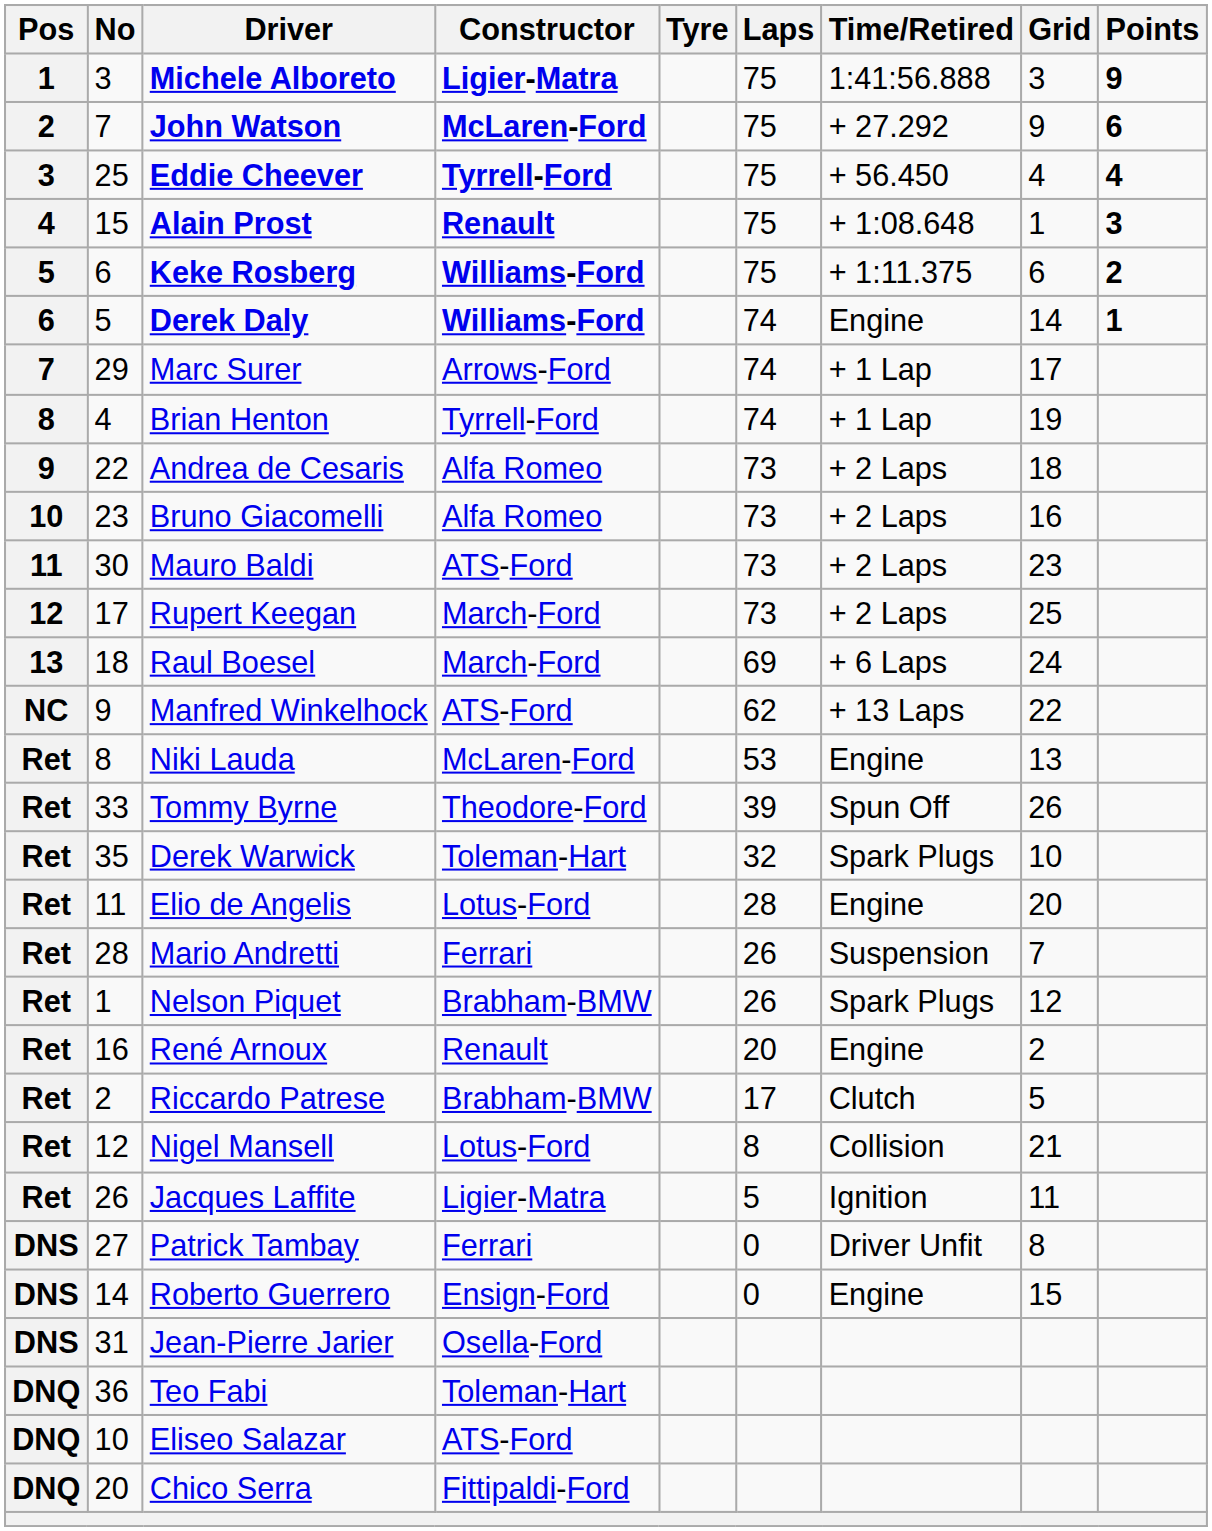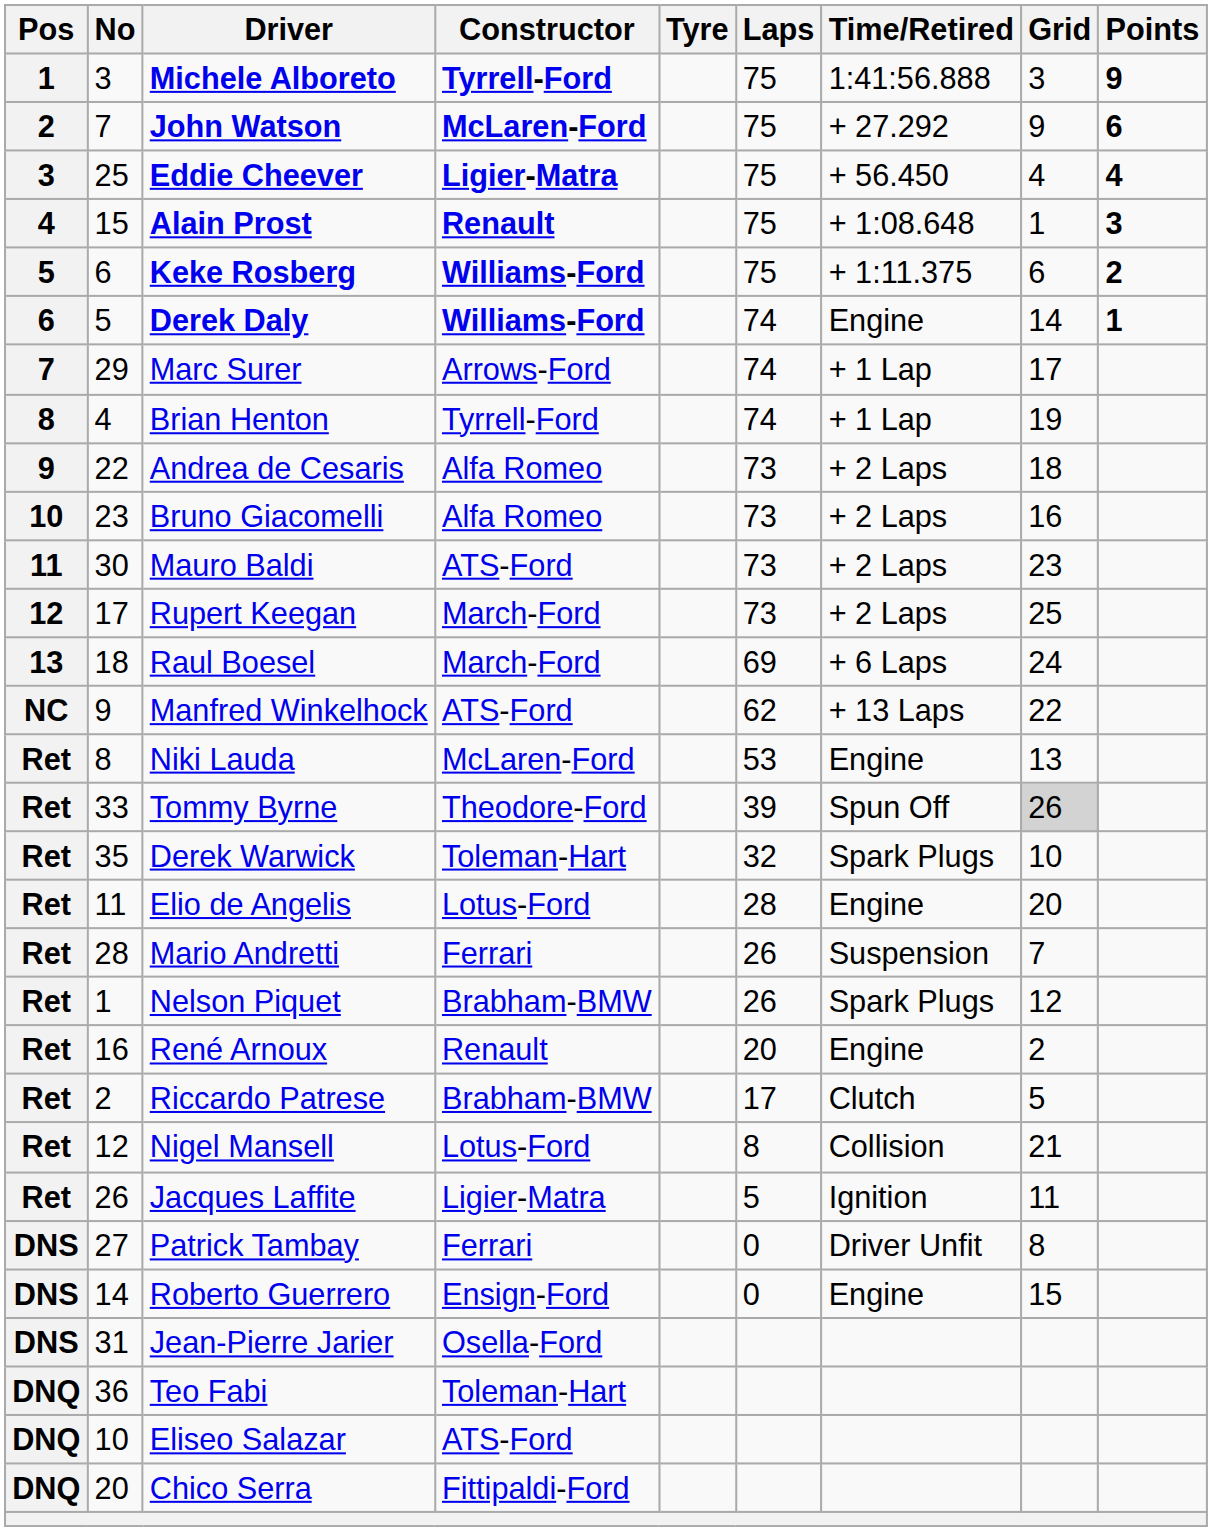(530, 78) Ligier-Matra -> (527, 78) Tyrrell-Ford
(527, 175) Tyrrell-Ford -> (530, 175) Ligier-Matra
(1045, 807) no background -> (1045, 807) lightgrey background
